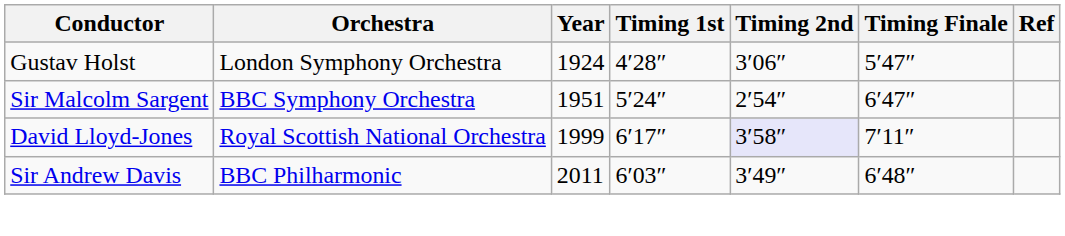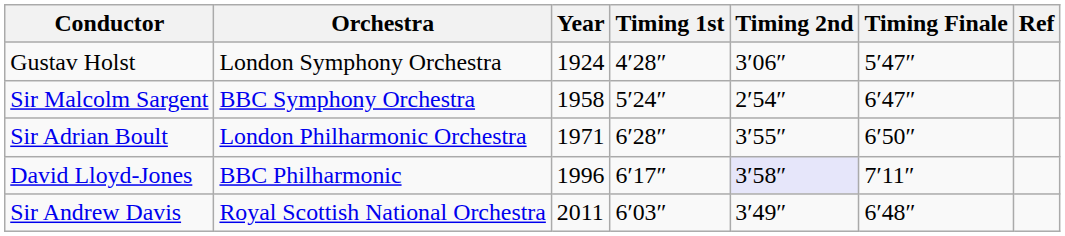(581, 99) 1951 -> (581, 99) 1958
+ row: (89, 136)
(383, 136) Royal Scottish National Orchestra -> (311, 174) BBC Philharmonic
(581, 136) 1999 -> (581, 174) 1996
(311, 174) BBC Philharmonic -> (383, 212) Royal Scottish National Orchestra
